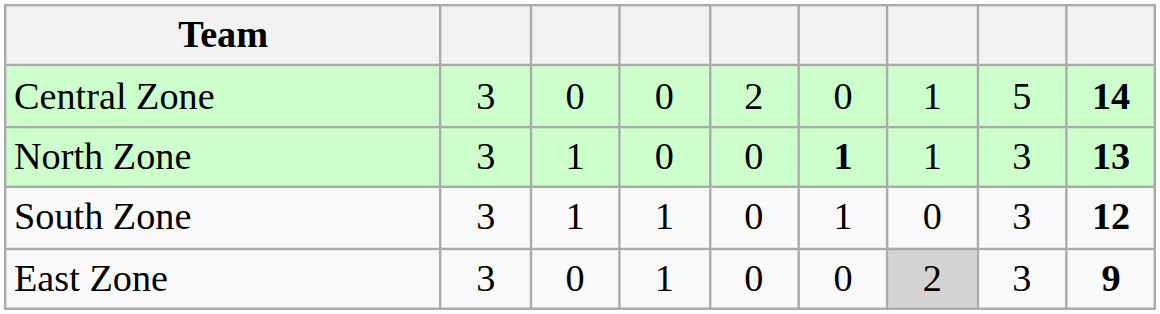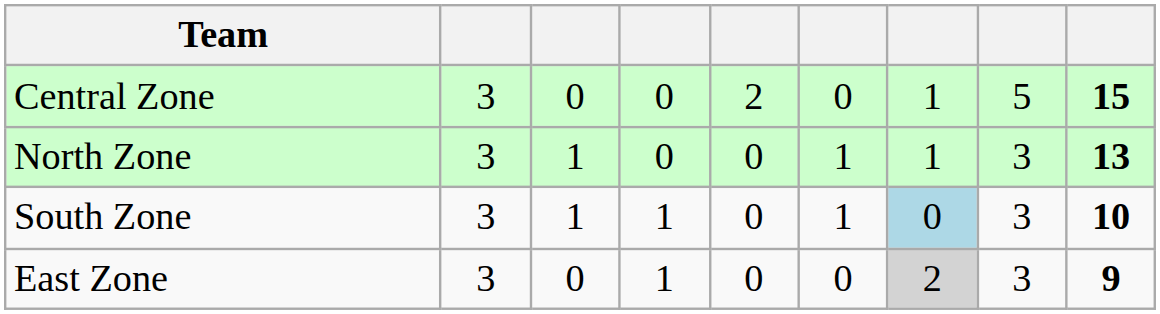(1111, 95) 14 -> (1111, 95) 15
(843, 156) bold -> (843, 156) normal
(932, 216) no background -> (932, 216) lightblue background
(1111, 216) 12 -> (1111, 216) 10
